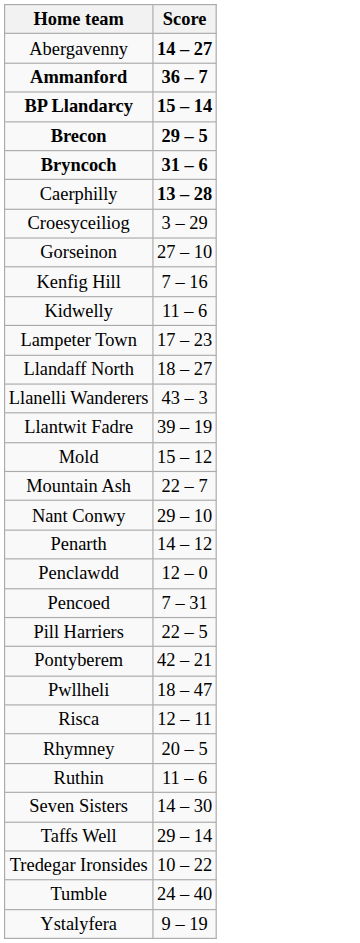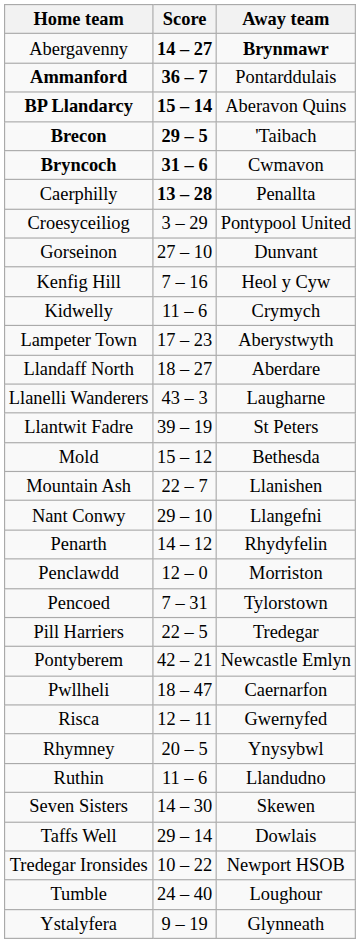+ column: (286, 19)
